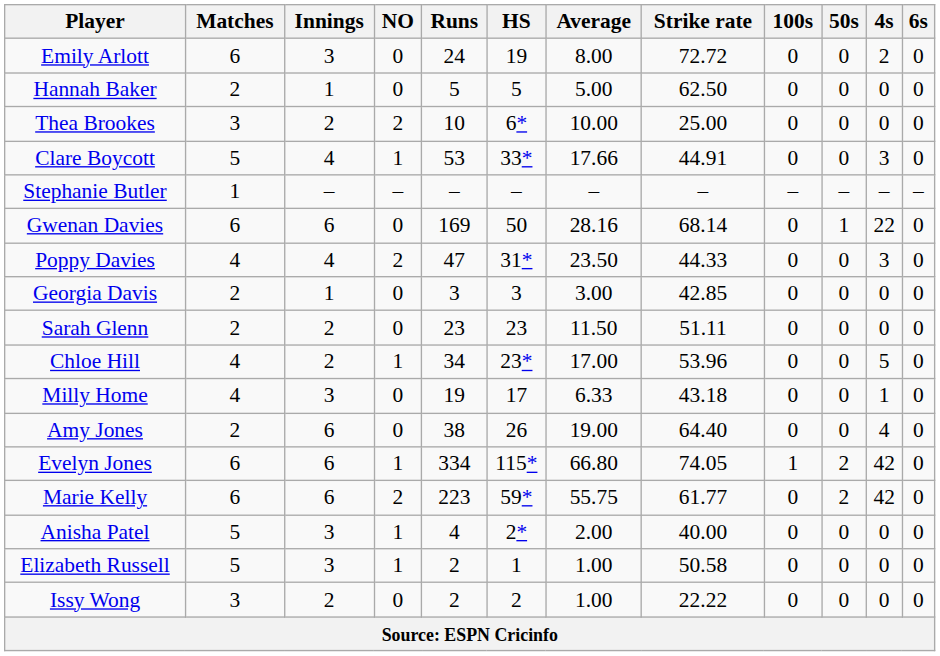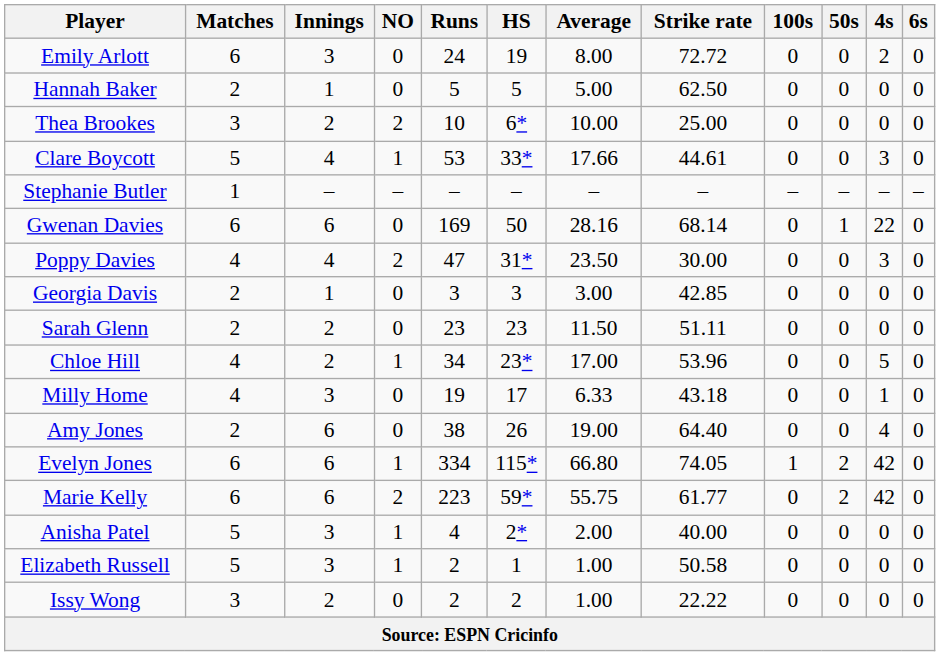(703, 157) 44.91 -> (703, 157) 44.61
(703, 259) 44.33 -> (703, 259) 30.00
